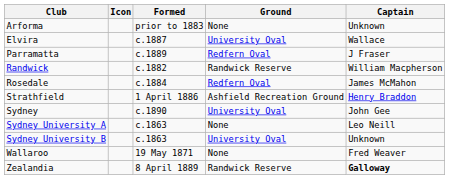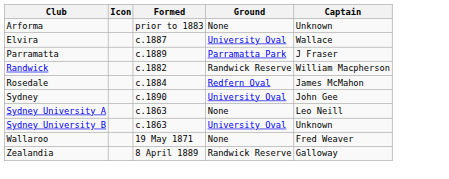(239, 54) Redfern Oval -> (247, 54) Parramatta Park
- row: (35, 97)
(369, 168) bold -> (317, 153) normal
